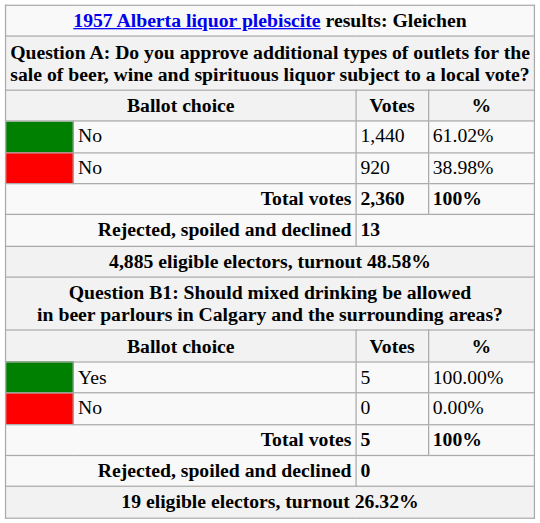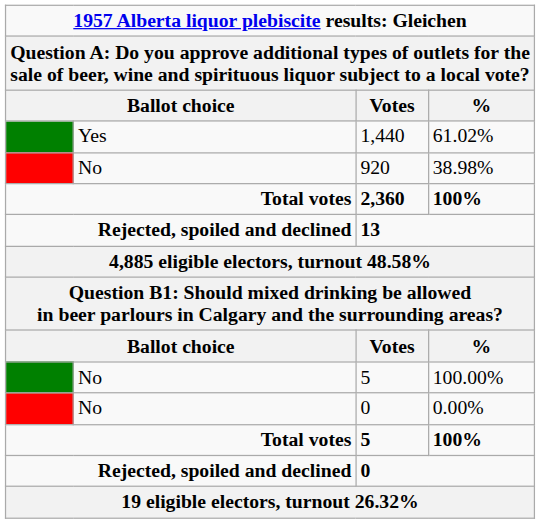(90, 136) No -> (92, 136) Yes
(92, 377) Yes -> (90, 377) No
